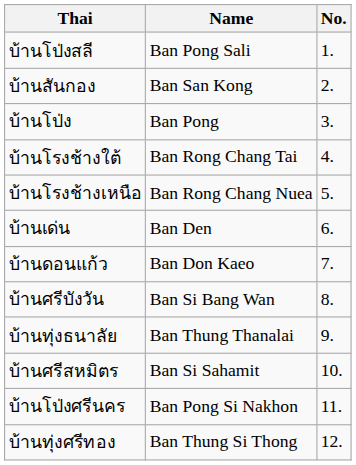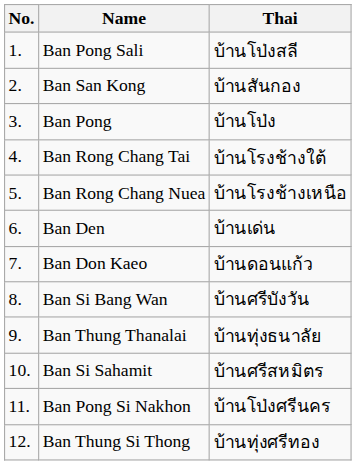columns swapped: (334, 18) <-> (75, 18)
